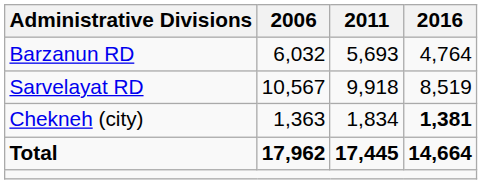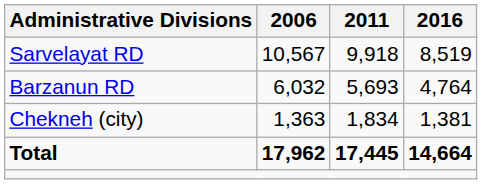rows swapped: (72, 53) <-> (76, 86)
(446, 119) bold -> (446, 119) normal
